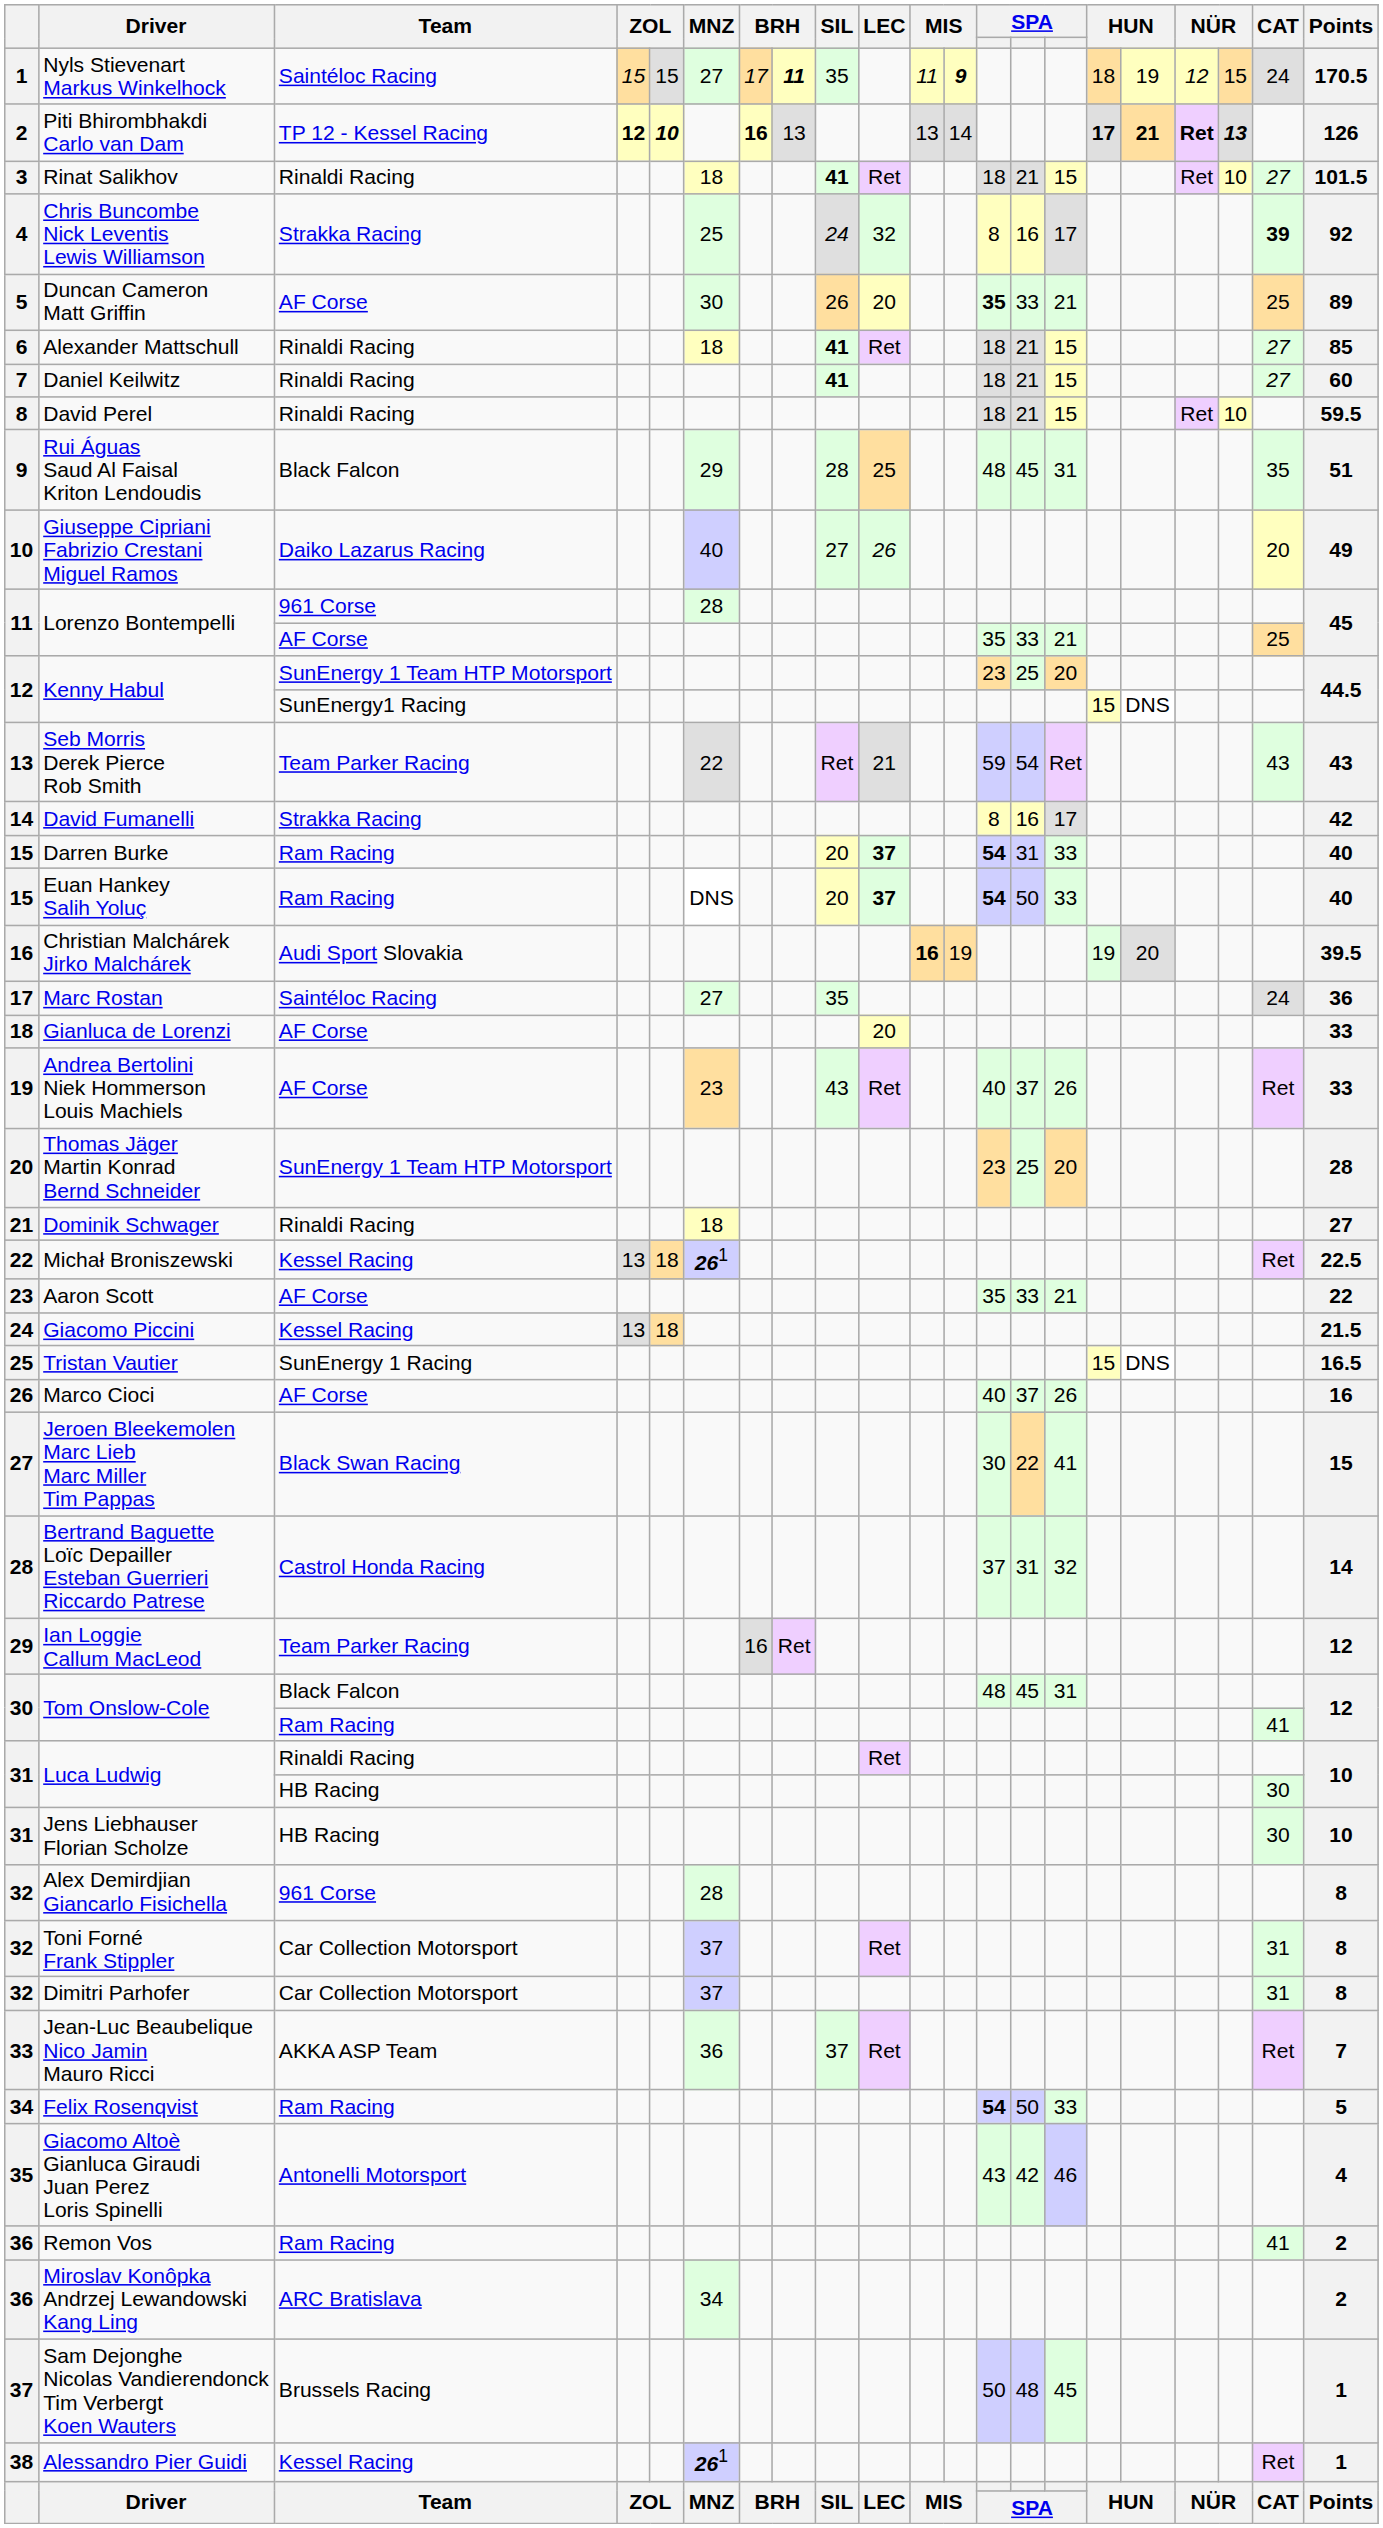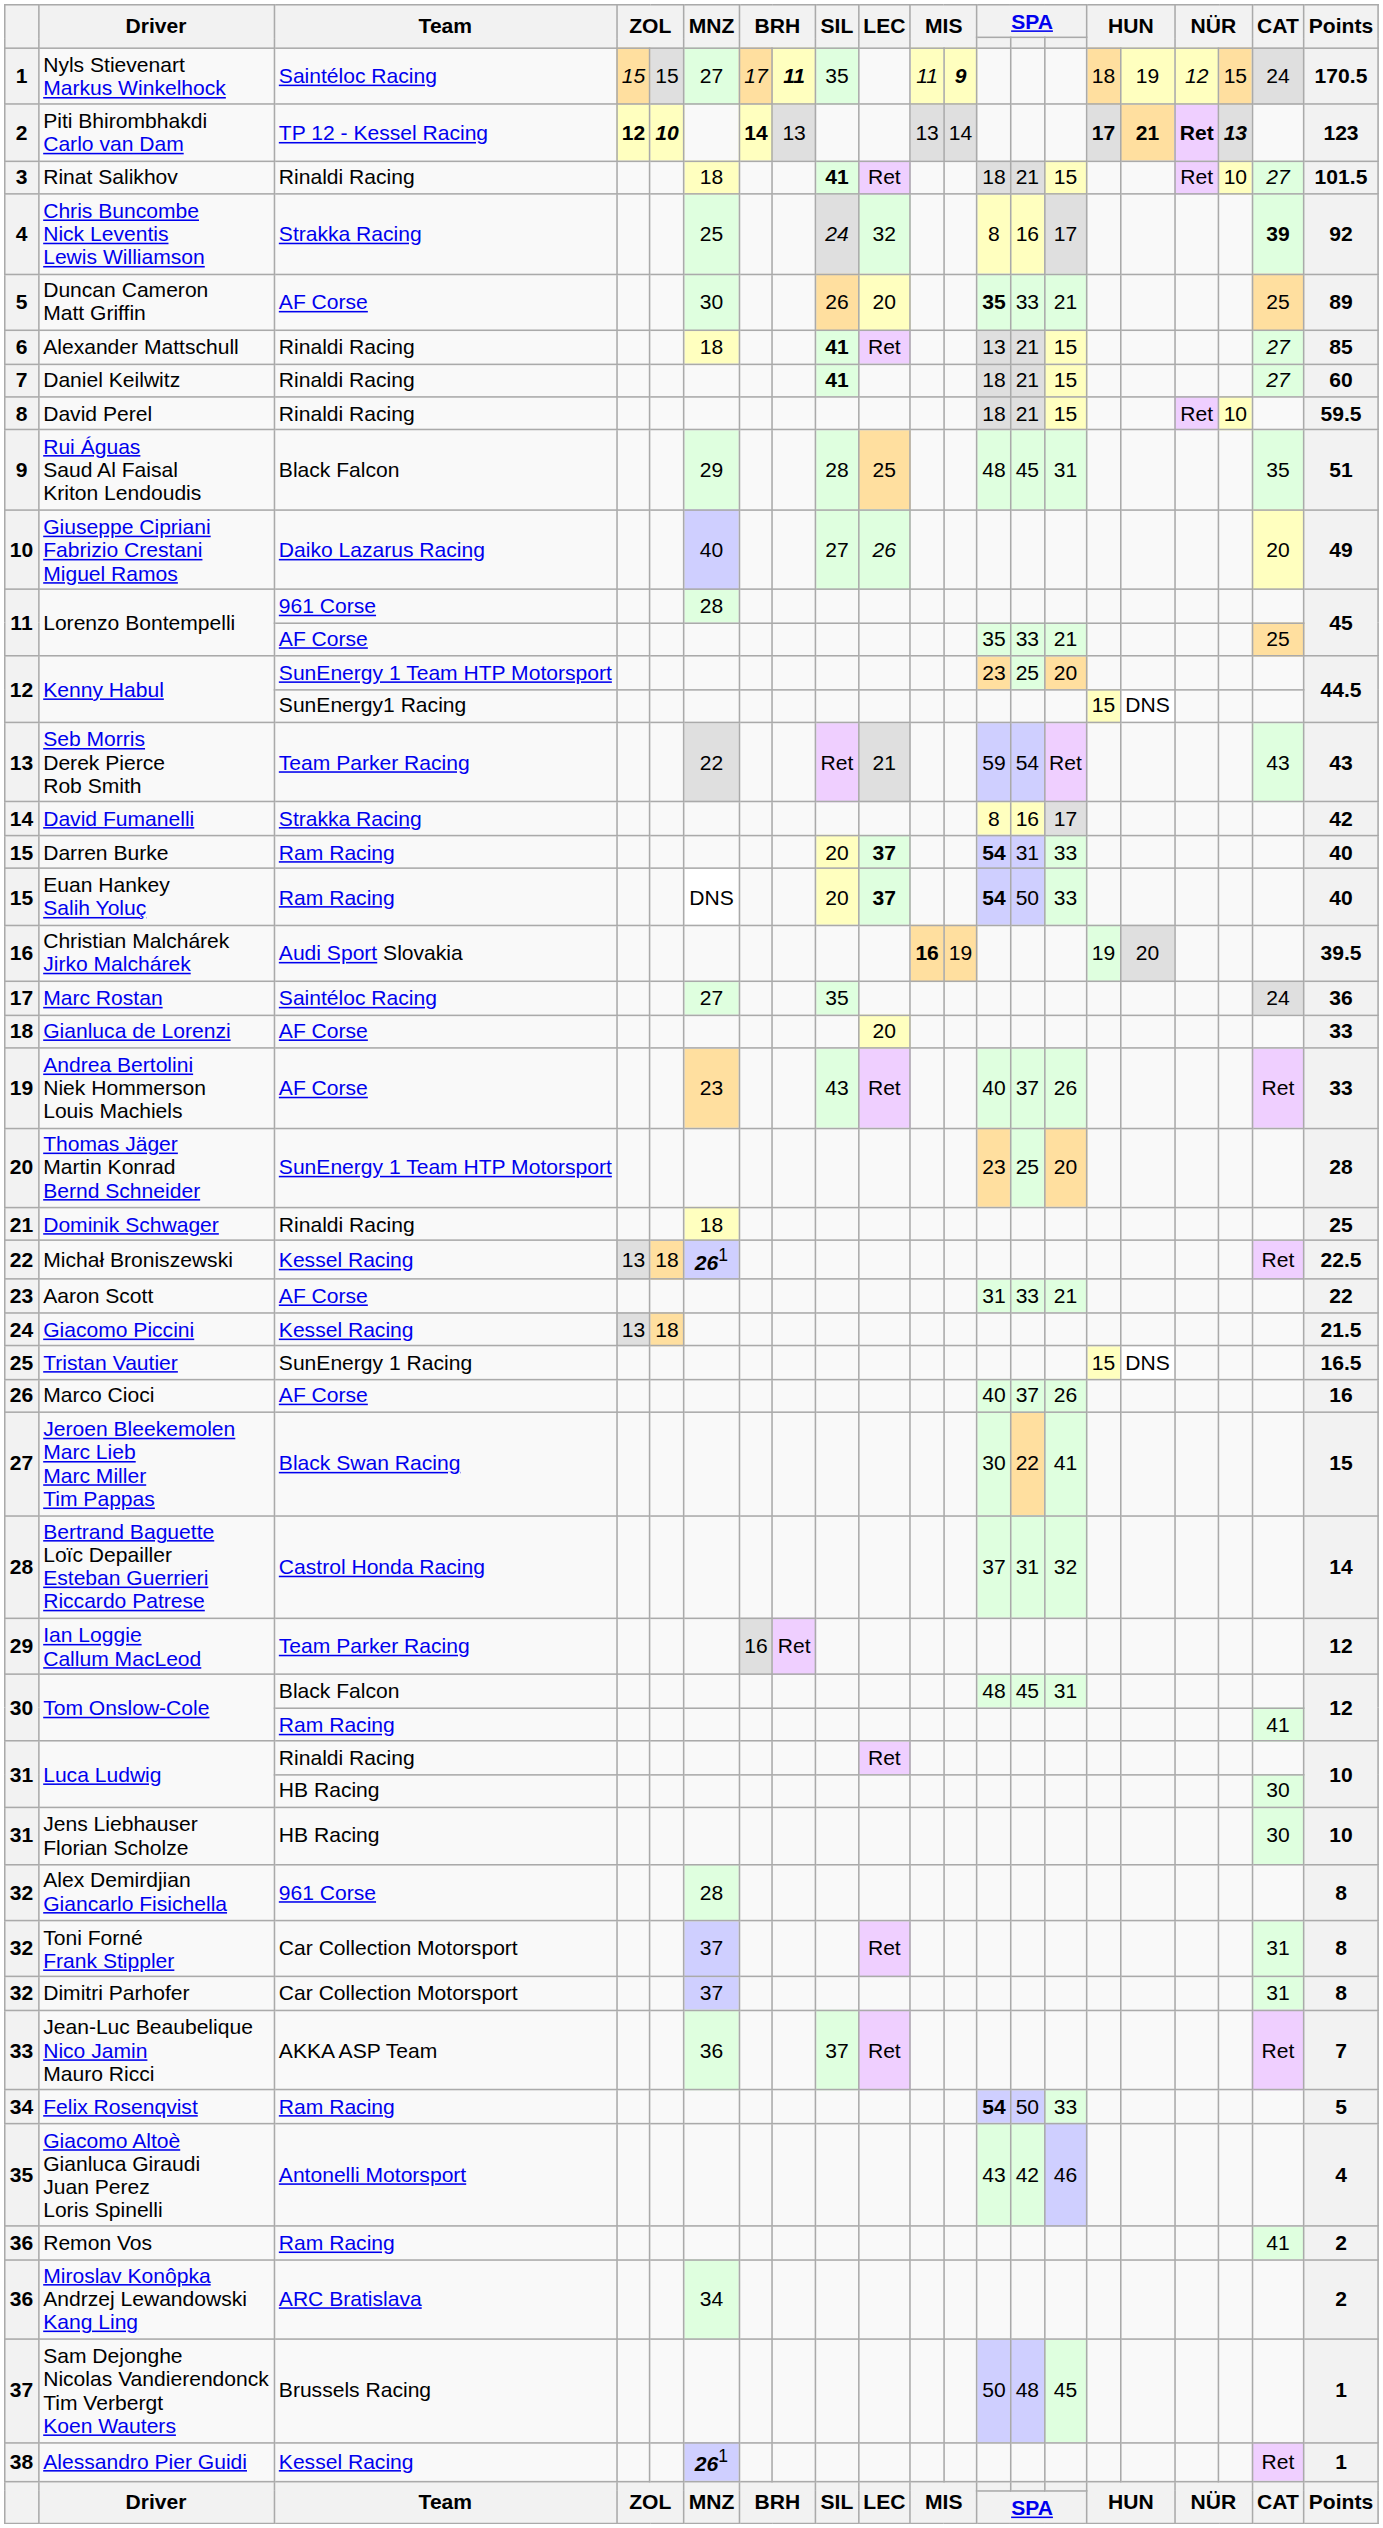(756, 132) 16 -> (756, 132) 14
(1341, 132) 126 -> (1341, 132) 123
(994, 347) 18 -> (994, 347) 13
(1341, 1224) 27 -> (1341, 1224) 25
(994, 1296) 35 -> (994, 1296) 31
